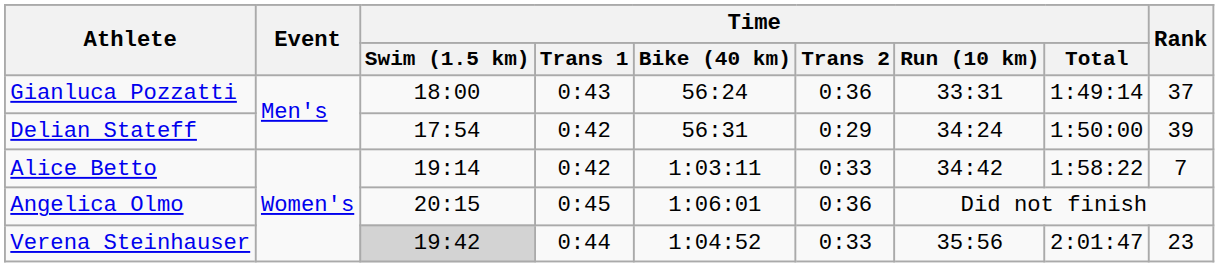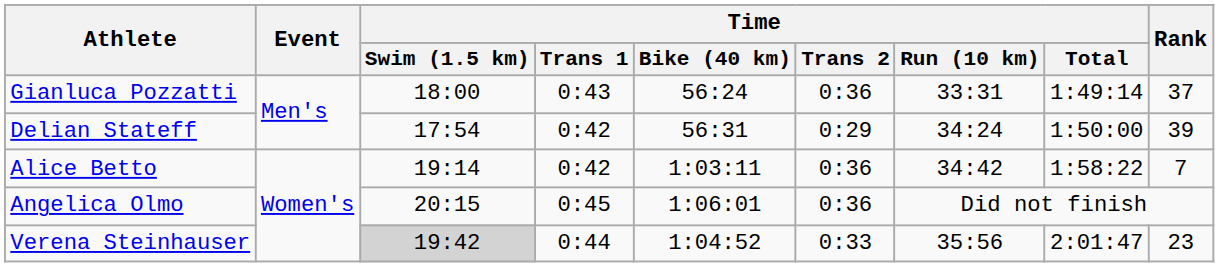(845, 168) 0:33 -> (845, 168) 0:36
